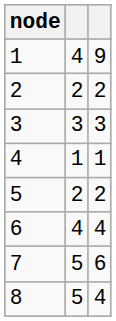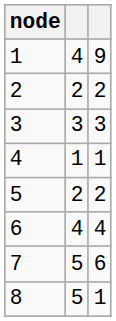(100, 298) 4 -> (100, 298) 1
